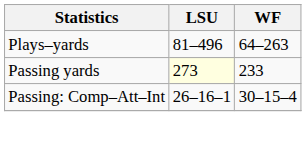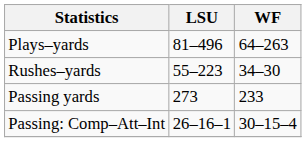+ row: (55, 70)
(185, 70) lightyellow background -> (185, 96) no background
